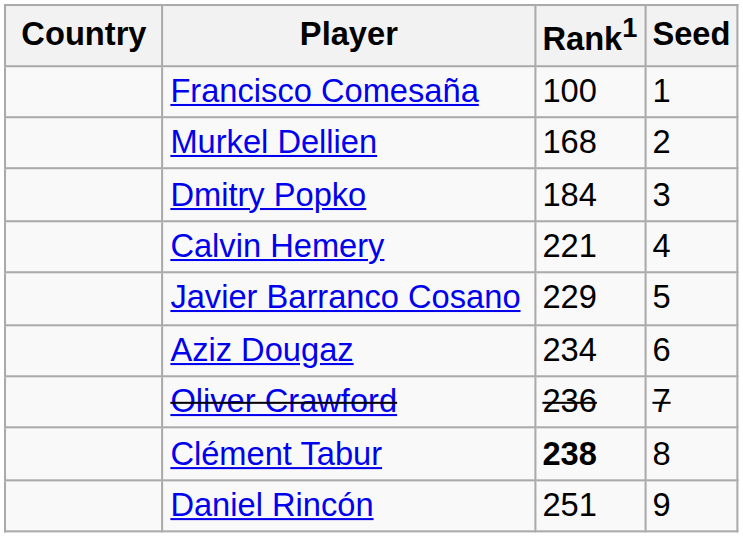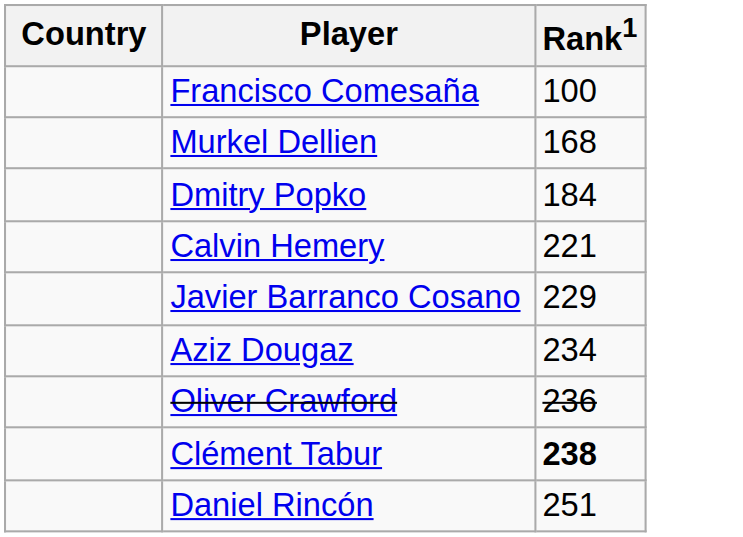- column: (691, 34)
